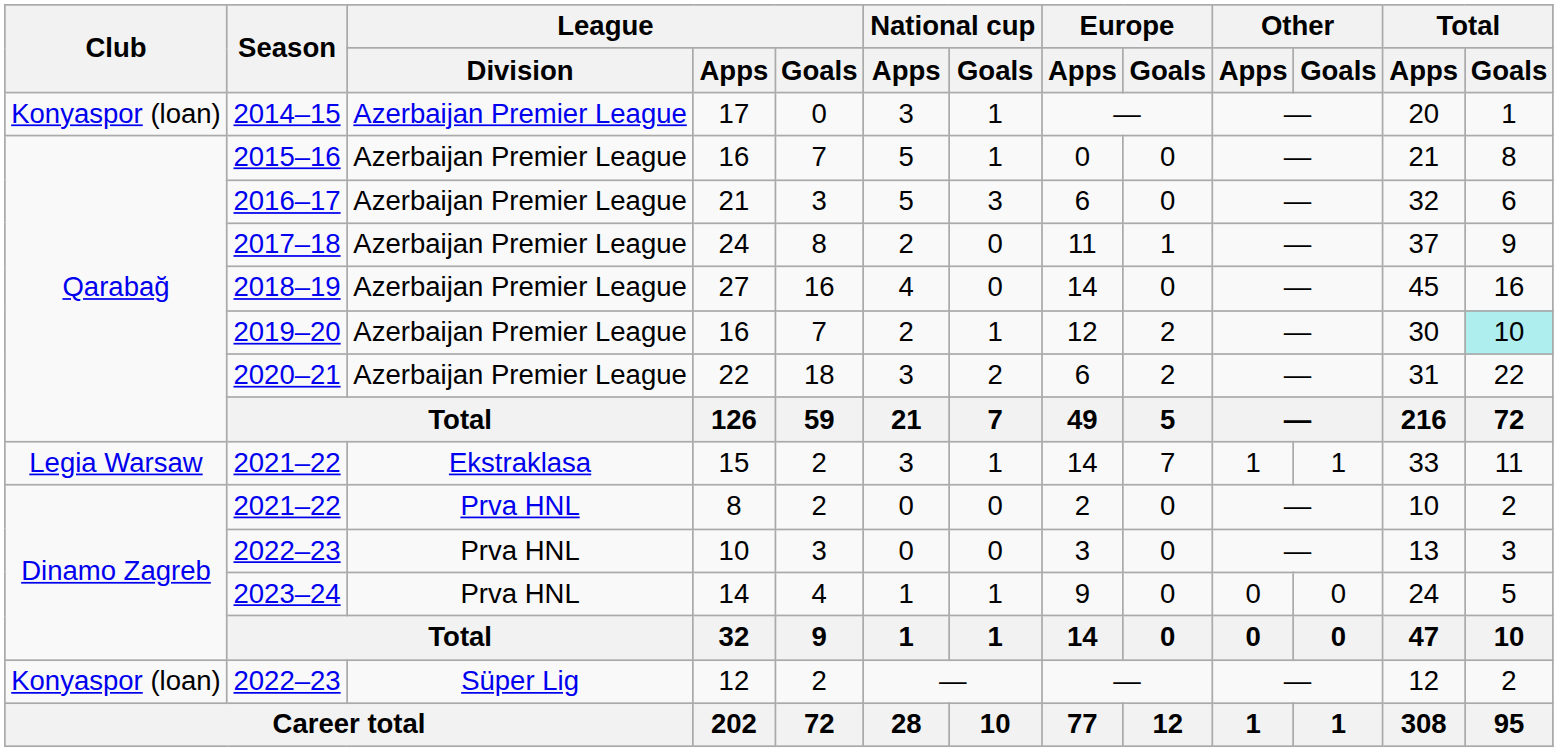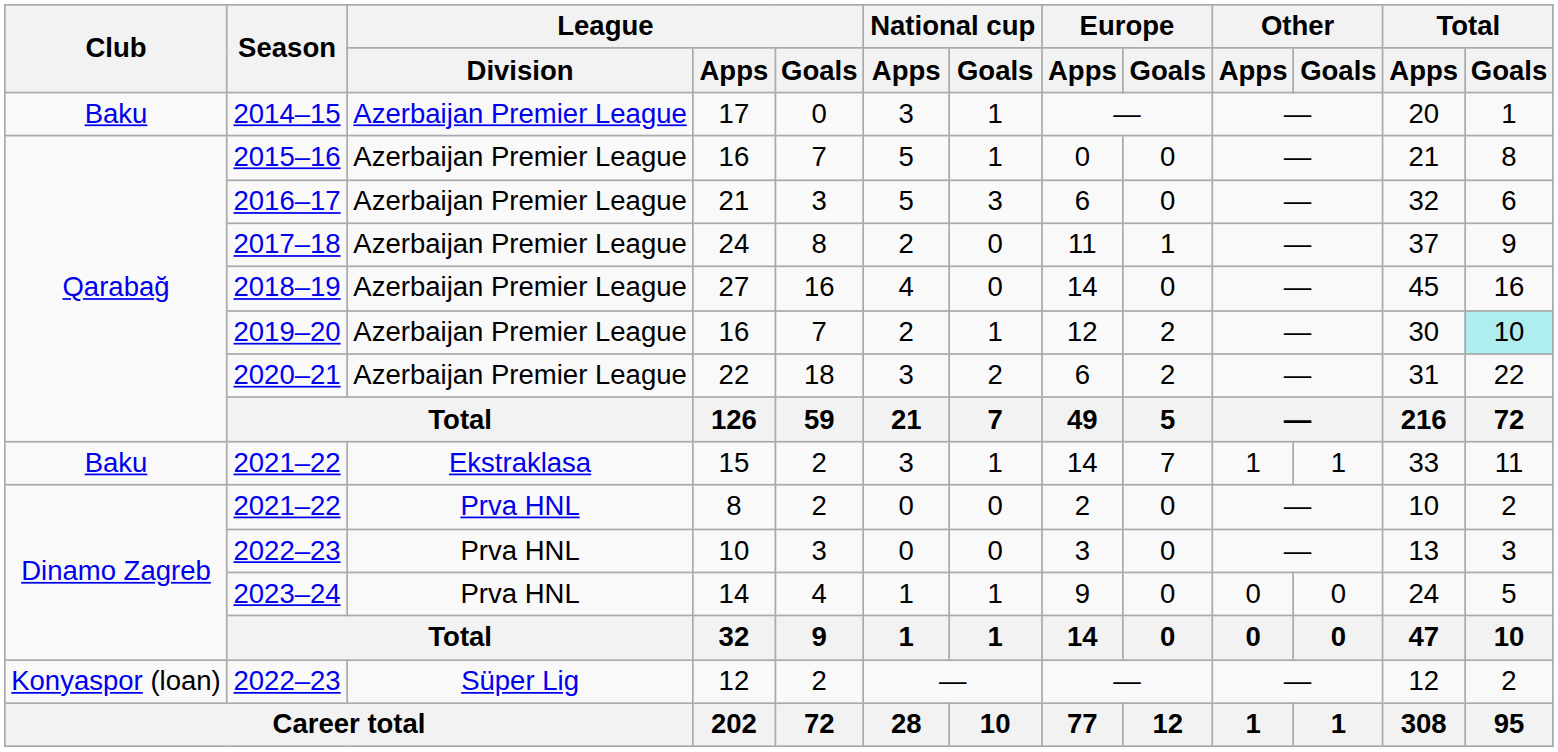(116, 113) Konyaspor (loan) -> (116, 113) Baku
(116, 462) Legia Warsaw -> (116, 462) Baku
